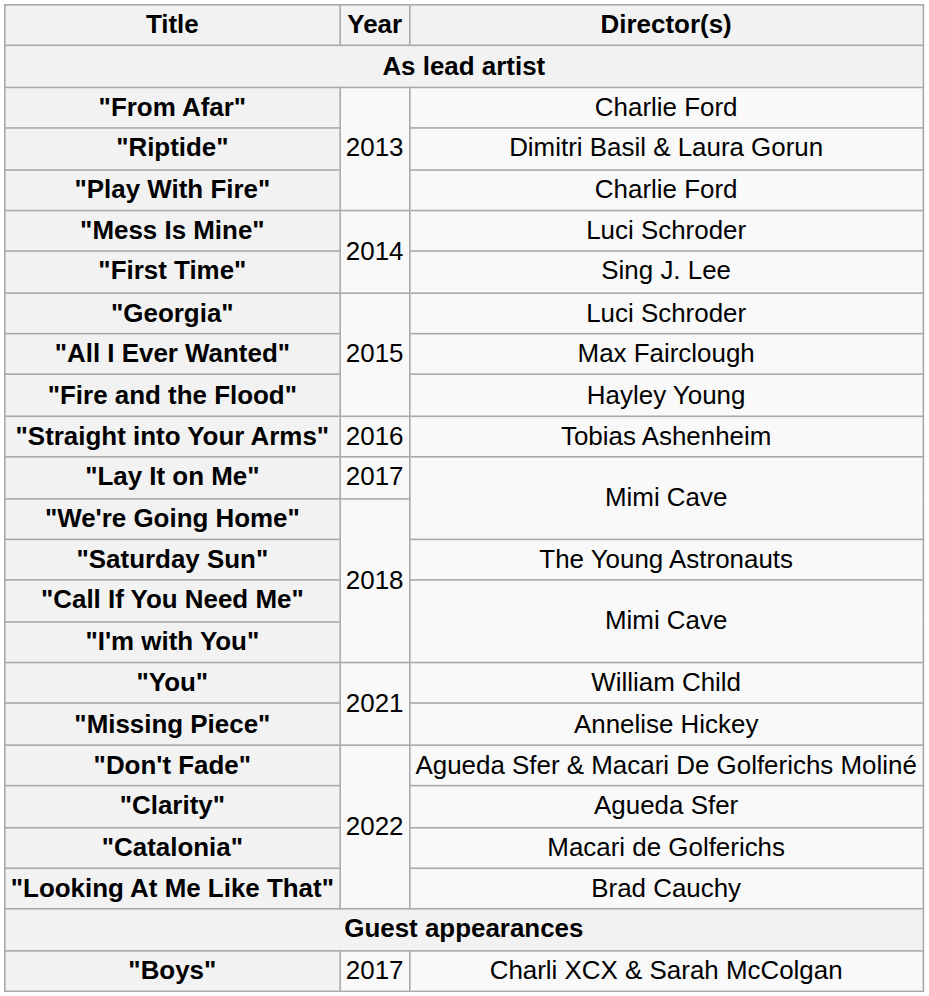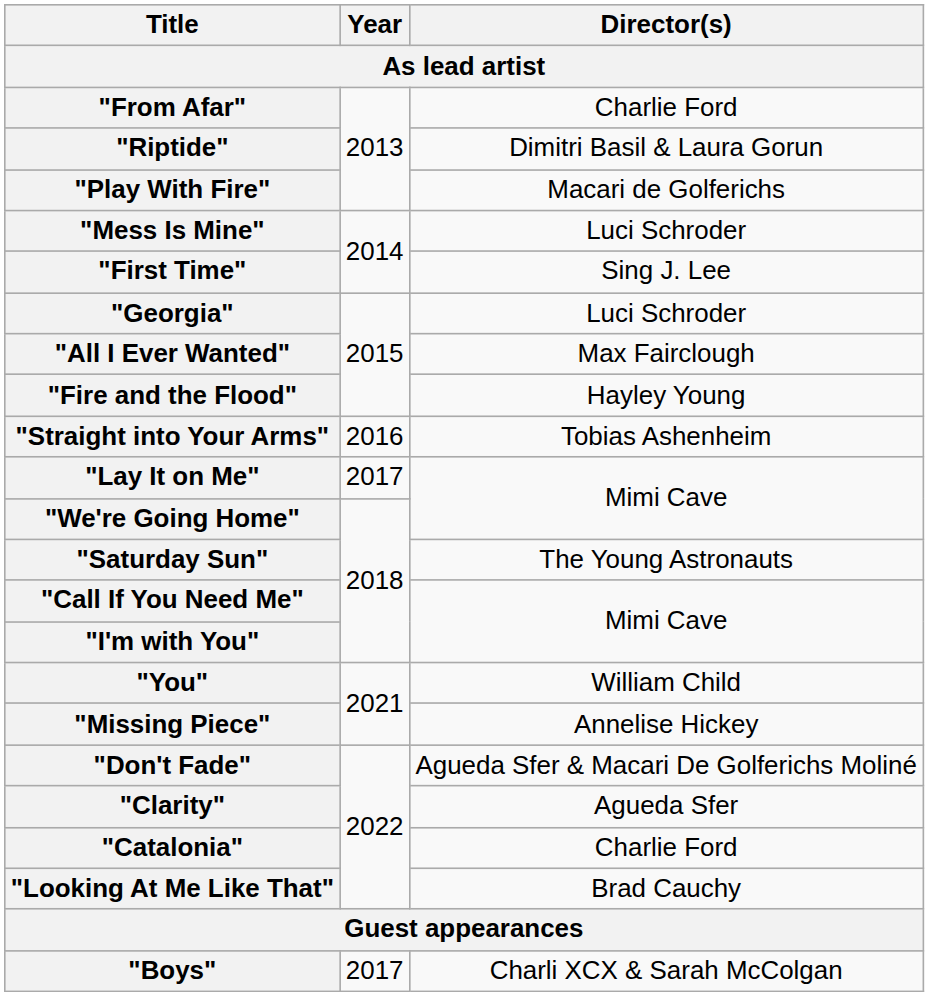(666, 189) Charlie Ford -> (666, 189) Macari de Golferichs
(666, 847) Macari de Golferichs -> (666, 847) Charlie Ford
